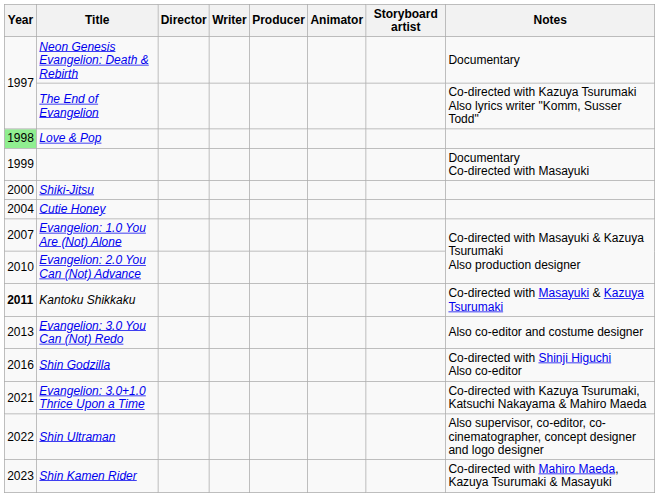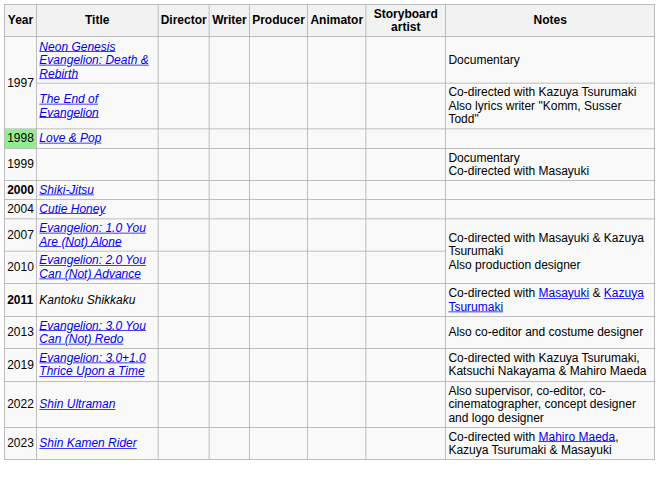(20, 190) normal -> (20, 190) bold
- row: (75, 365)
(20, 397) 2021 -> (20, 365) 2019
